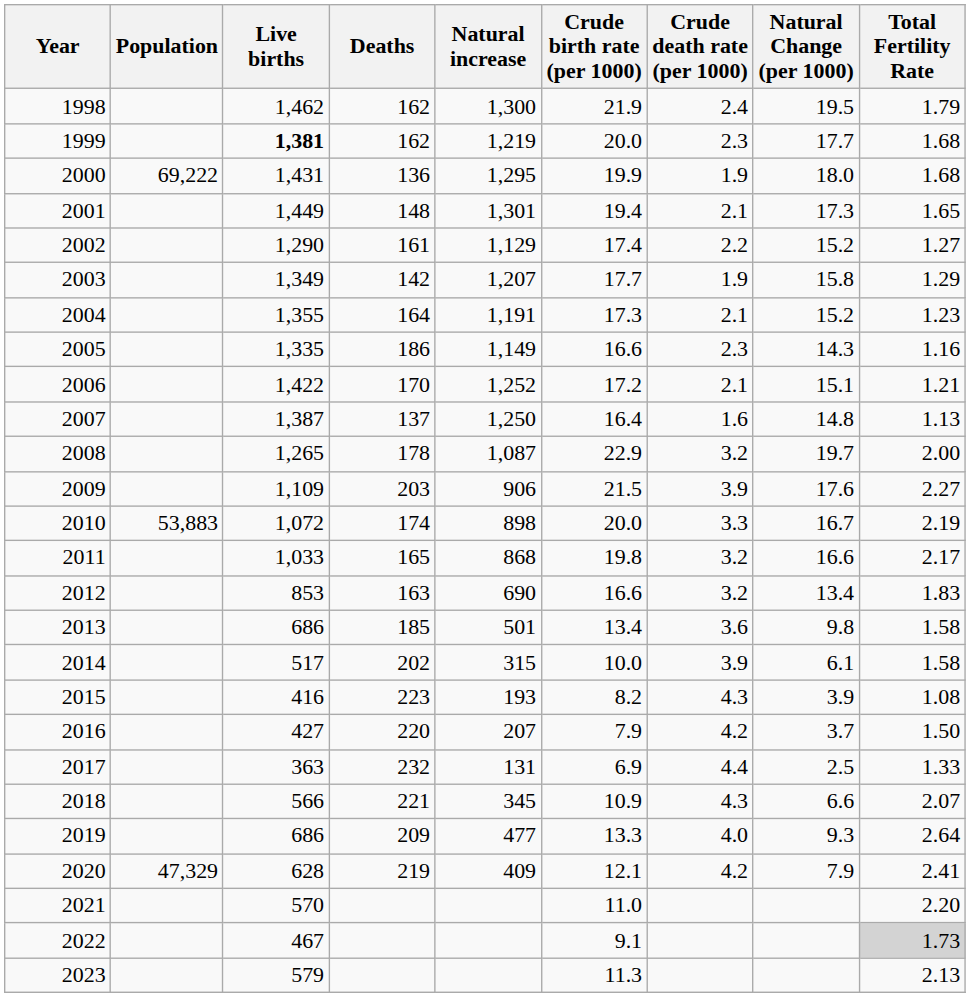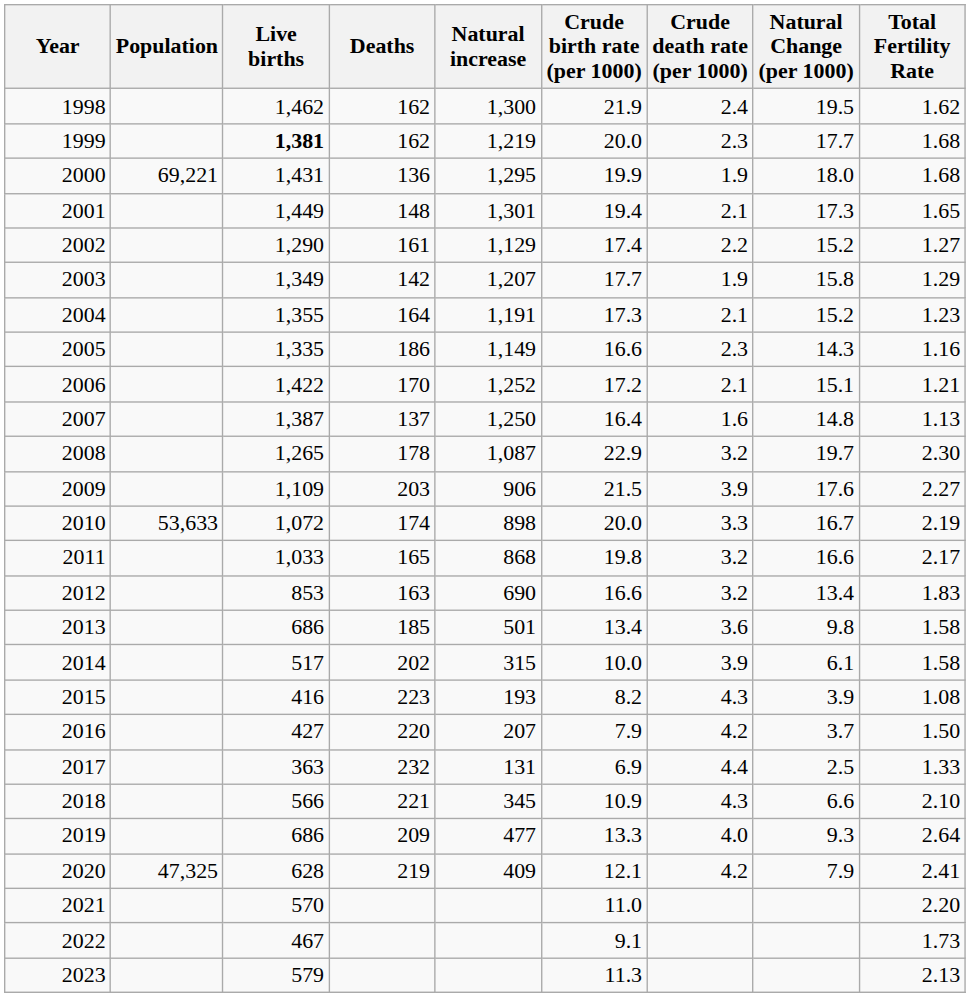(941, 105) 1.79 -> (941, 105) 1.62
(188, 175) 69,222 -> (188, 175) 69,221
(941, 453) 2.00 -> (941, 453) 2.30
(188, 523) 53,883 -> (188, 523) 53,633
(941, 801) 2.07 -> (941, 801) 2.10
(188, 870) 47,329 -> (188, 870) 47,325
(941, 940) lightgrey background -> (941, 940) no background
